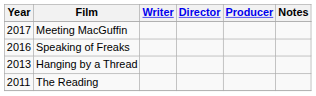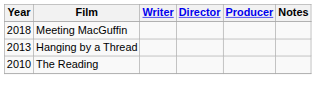(19, 30) 2017 -> (19, 30) 2018
- row: (83, 47)
(19, 82) 2011 -> (19, 64) 2010
